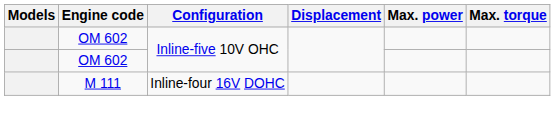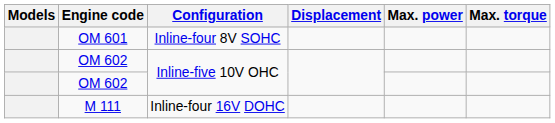+ row: (103, 38)
